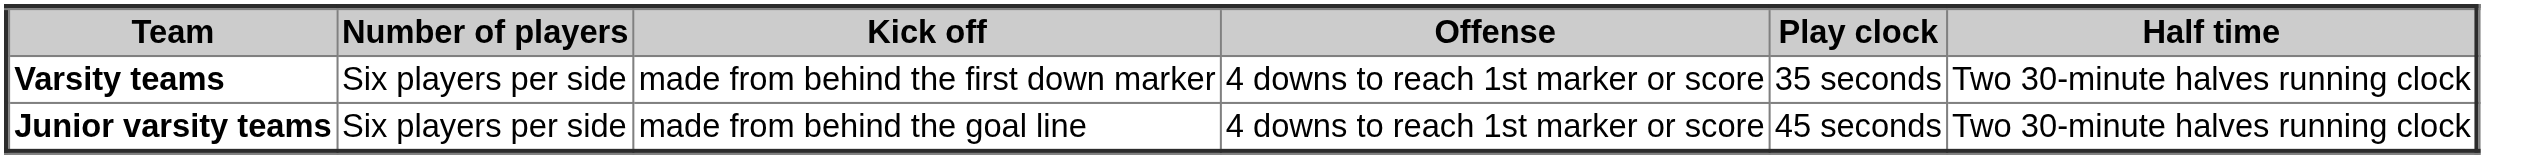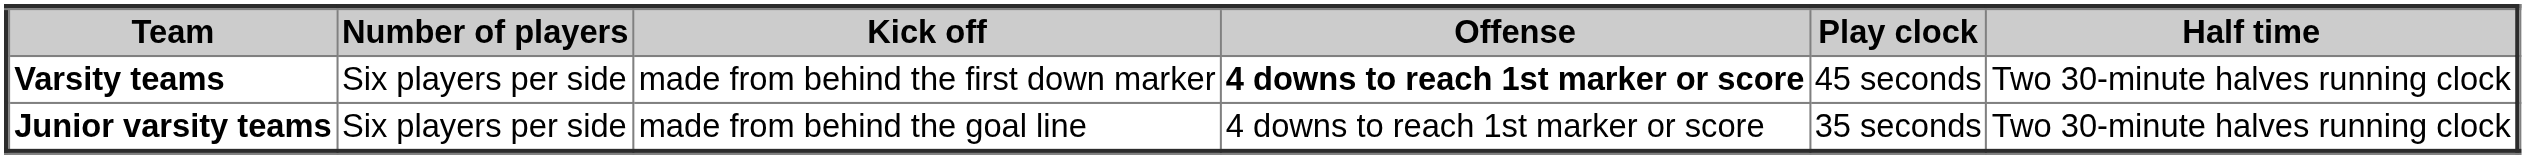(1495, 78) normal -> (1515, 78) bold
(1858, 78) 35 seconds -> (1898, 78) 45 seconds
(1858, 125) 45 seconds -> (1898, 125) 35 seconds
